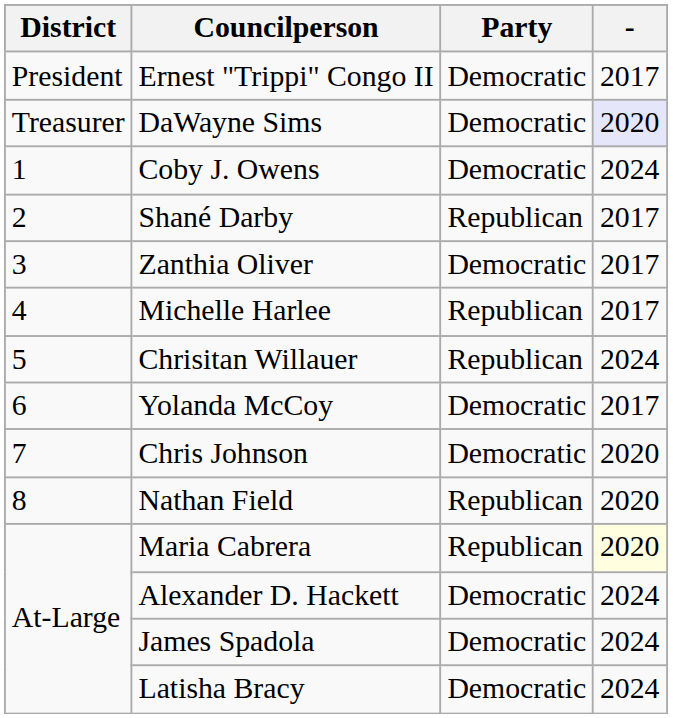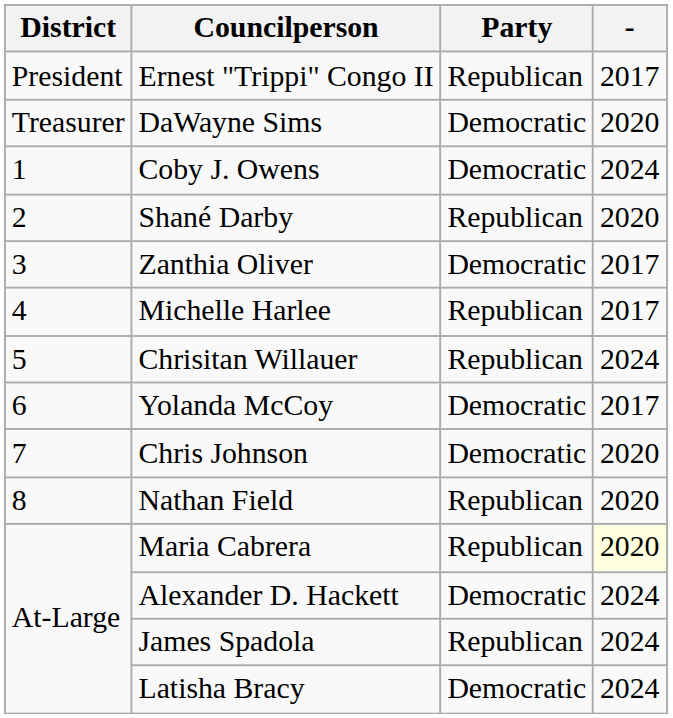(517, 75) Democratic -> (515, 75) Republican
(630, 122) lavender background -> (630, 122) no background
(630, 216) 2017 -> (630, 216) 2020
(517, 641) Democratic -> (515, 641) Republican
